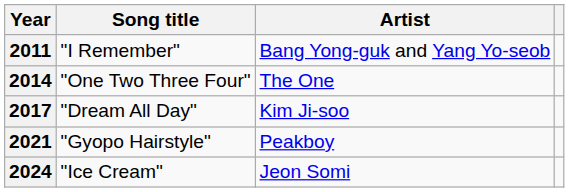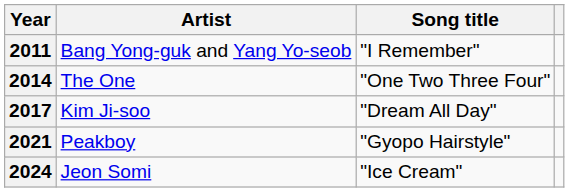columns swapped: (156, 19) <-> (405, 19)
